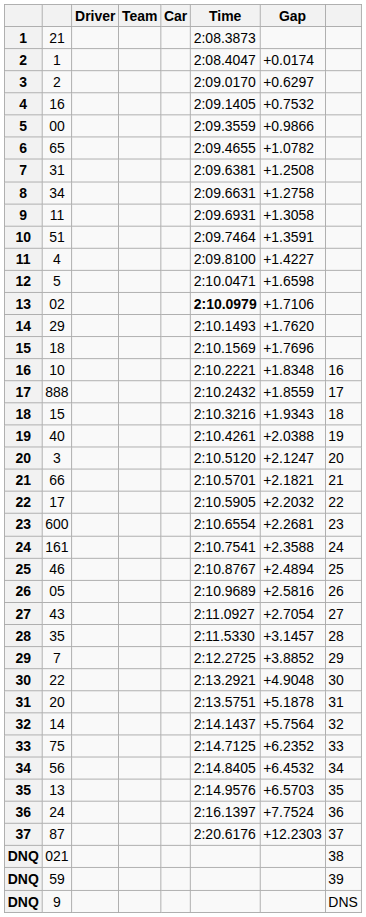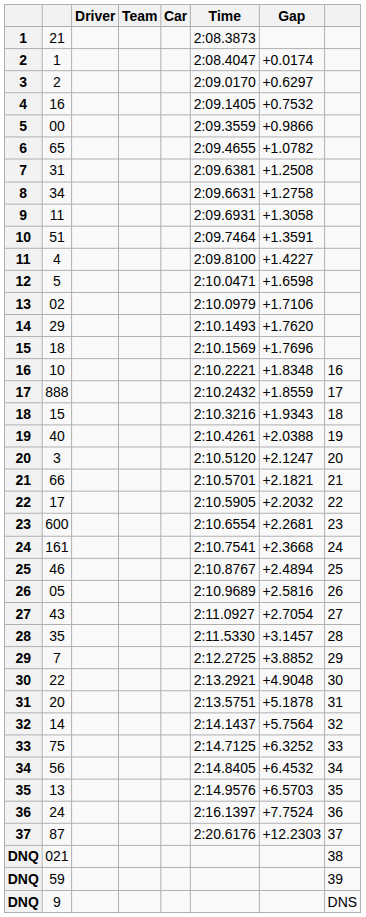(225, 304) bold -> (225, 304) normal
(289, 547) +2.3588 -> (288, 547) +2.3668
(289, 746) +6.2352 -> (288, 746) +6.3252
